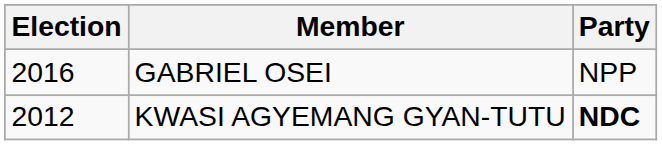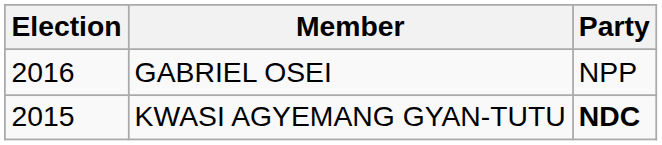(43, 116) 2012 -> (43, 116) 2015
